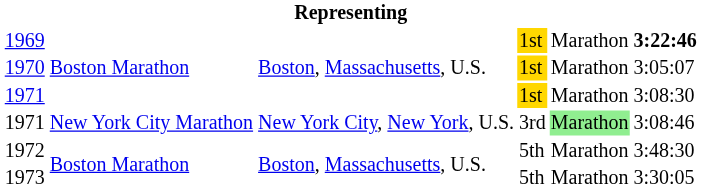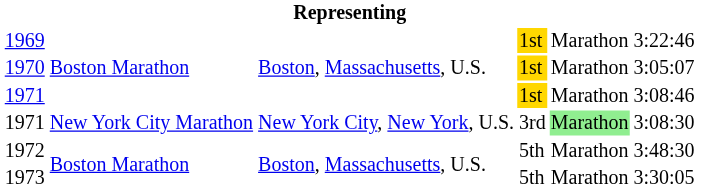(665, 40) bold -> (664, 40) normal
(664, 95) 3:08:30 -> (664, 95) 3:08:46
(664, 122) 3:08:46 -> (664, 122) 3:08:30
